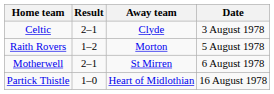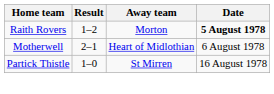- row: (38, 30)
(233, 47) normal -> (233, 30) bold
(151, 64) St Mirren -> (151, 47) Heart of Midlothian
(151, 81) Heart of Midlothian -> (151, 64) St Mirren
